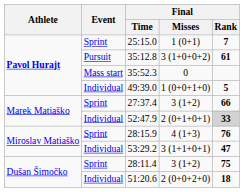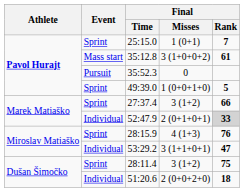(97, 57) Pursuit -> (103, 57) Mass start
(103, 73) Mass start -> (97, 73) Pursuit
(103, 88) Individual -> (95, 88) Sprint
